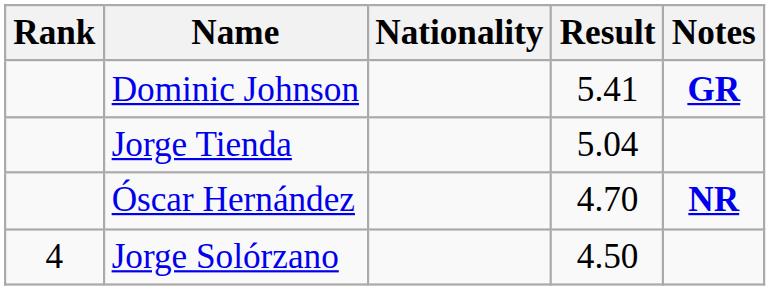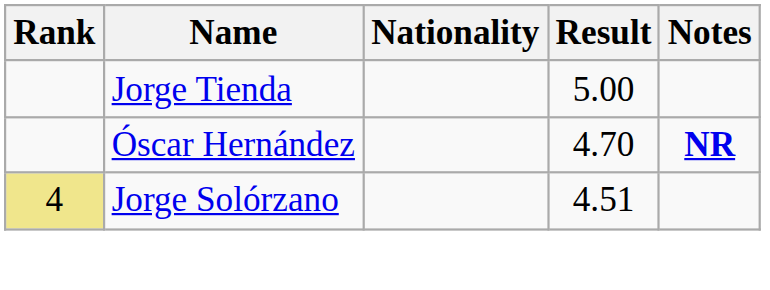- row: (235, 88)
(608, 144) 5.04 -> (604, 88) 5.00
(54, 255) no background -> (54, 199) khaki background
(608, 255) 4.50 -> (604, 199) 4.51
